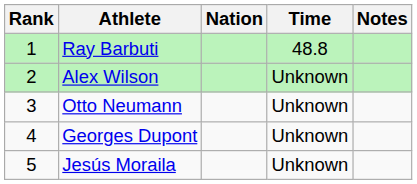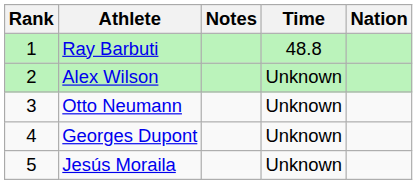columns swapped: (234, 19) <-> (382, 19)
